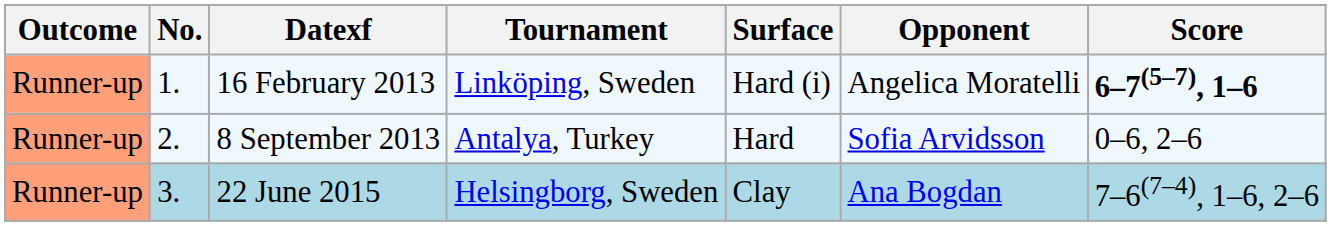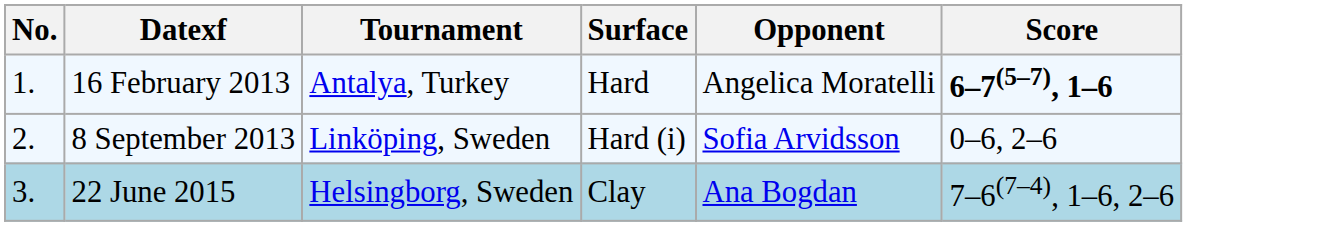- column: (77, 28)
(575, 82) Linköping, Sweden -> (409, 82) Antalya, Turkey
(782, 82) Hard (i) -> (618, 82) Hard
(554, 136) Antalya, Turkey -> (430, 136) Linköping, Sweden
(763, 136) Hard -> (637, 136) Hard (i)
